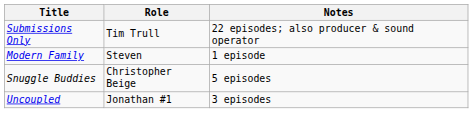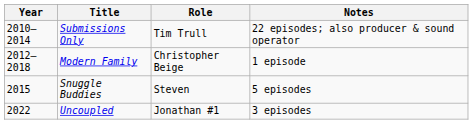+ column: (31, 12)
(124, 56) Steven -> (186, 62) Christopher Beige
(139, 78) Christopher Beige -> (172, 89) Steven
